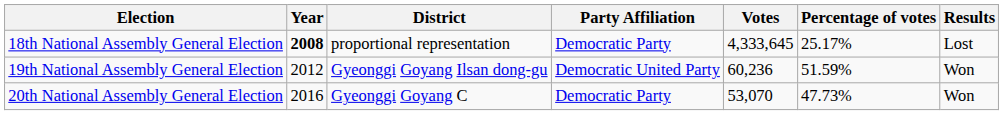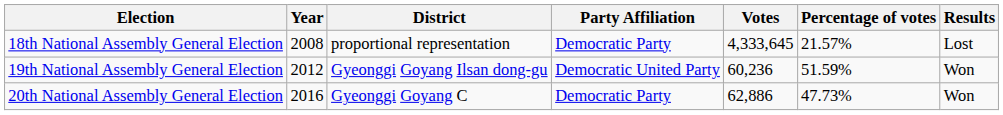(307, 43) bold -> (307, 43) normal
(826, 43) 25.17% -> (826, 43) 21.57%
(750, 95) 53,070 -> (750, 95) 62,886
